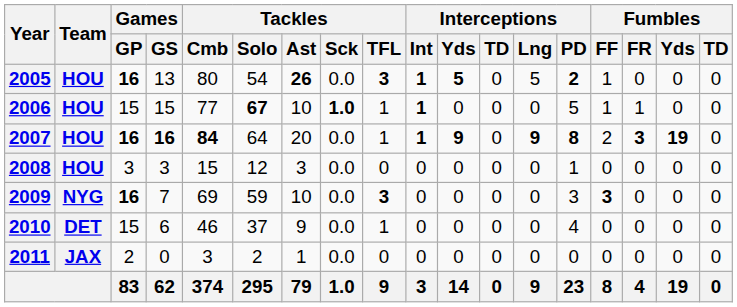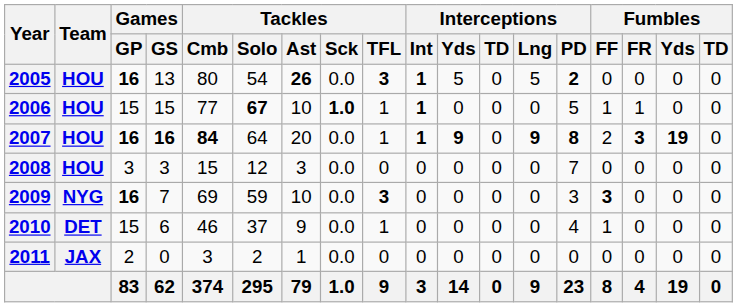(458, 78) bold -> (458, 78) normal
(607, 78) 1 -> (607, 78) 0
(574, 167) 1 -> (574, 167) 7
(607, 227) 0 -> (607, 227) 1
